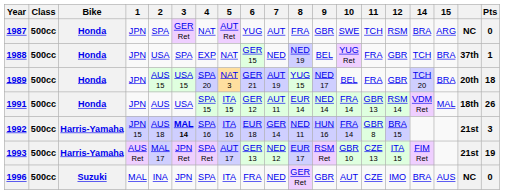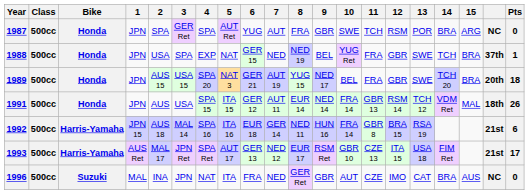+ column: (422, 12)
(207, 31) NAT -> (207, 31) SPA
(184, 129) bold -> (184, 129) normal
(490, 129) 3 -> (515, 129) 6
(490, 153) 19 -> (515, 153) 17
(207, 178) SPA -> (207, 178) NAT
